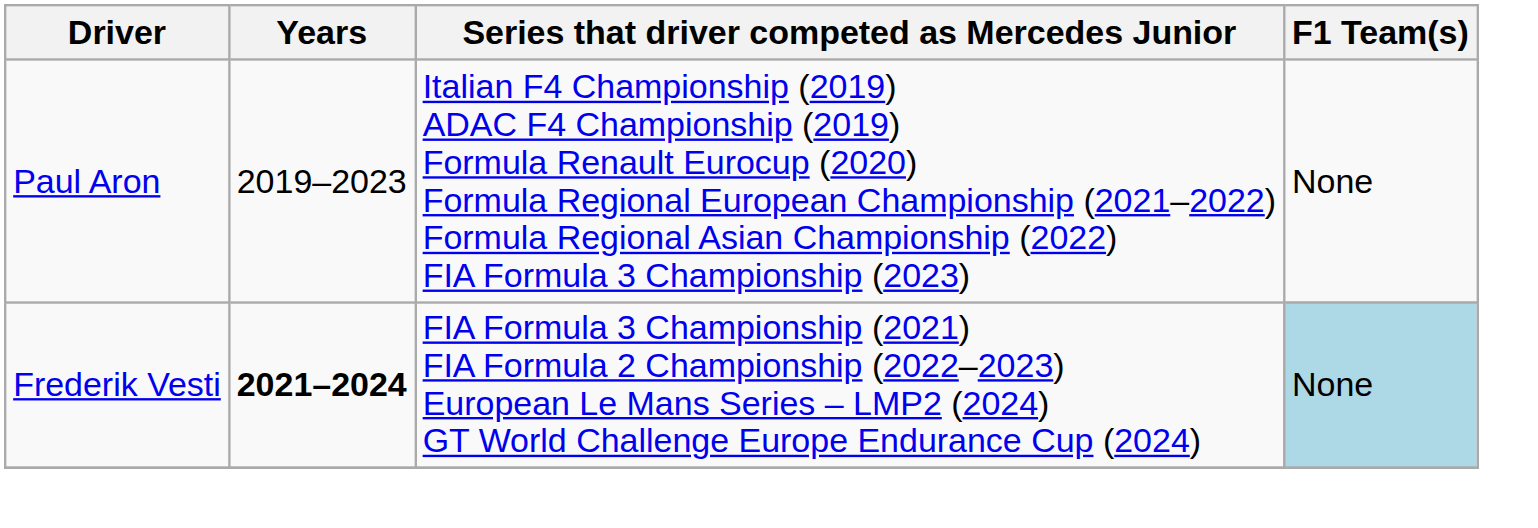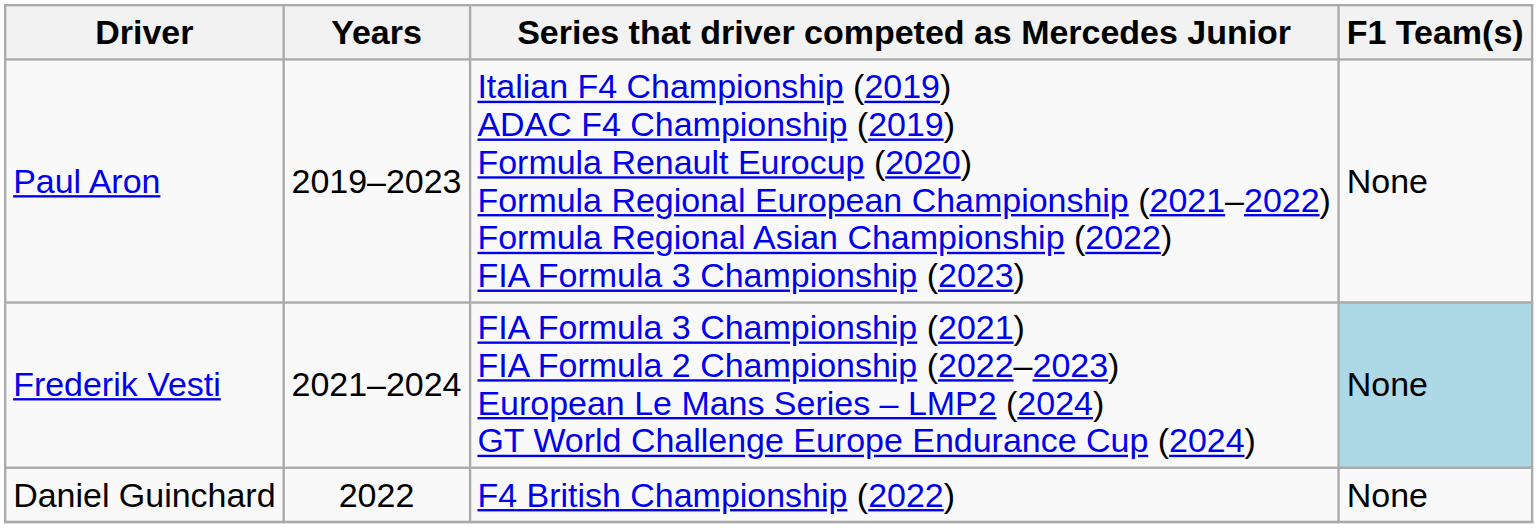(322, 385) bold -> (377, 385) normal
+ row: (144, 496)
